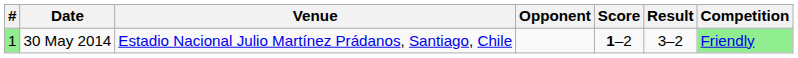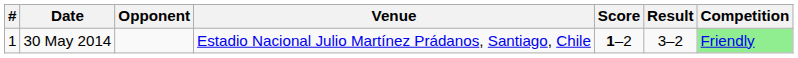columns swapped: (315, 16) <-> (555, 16)
(12, 40) lightgreen background -> (12, 40) no background
